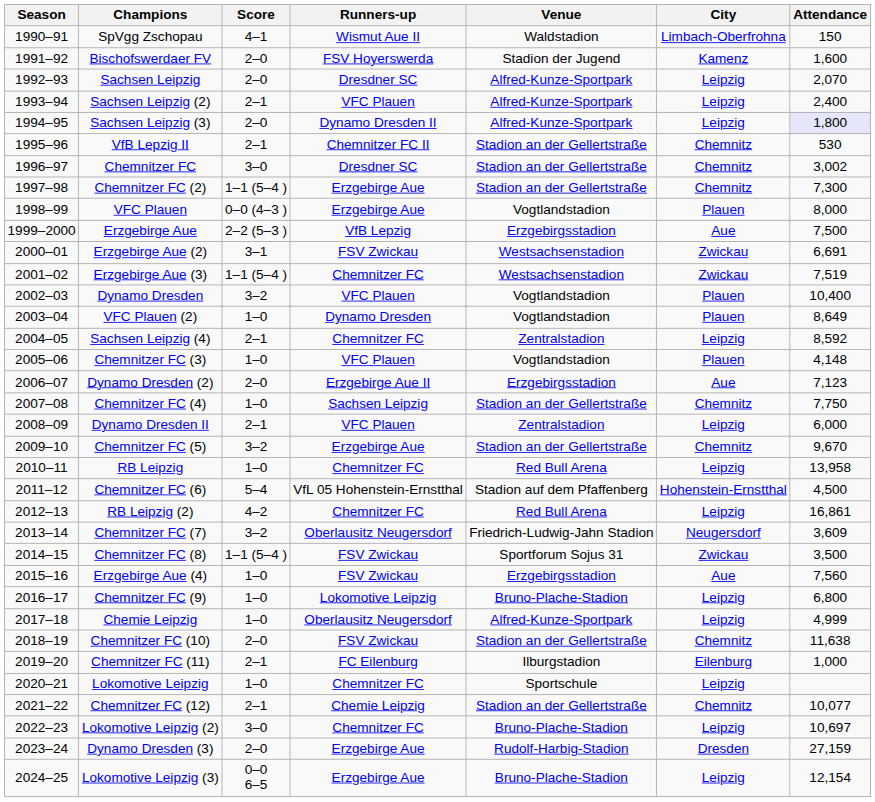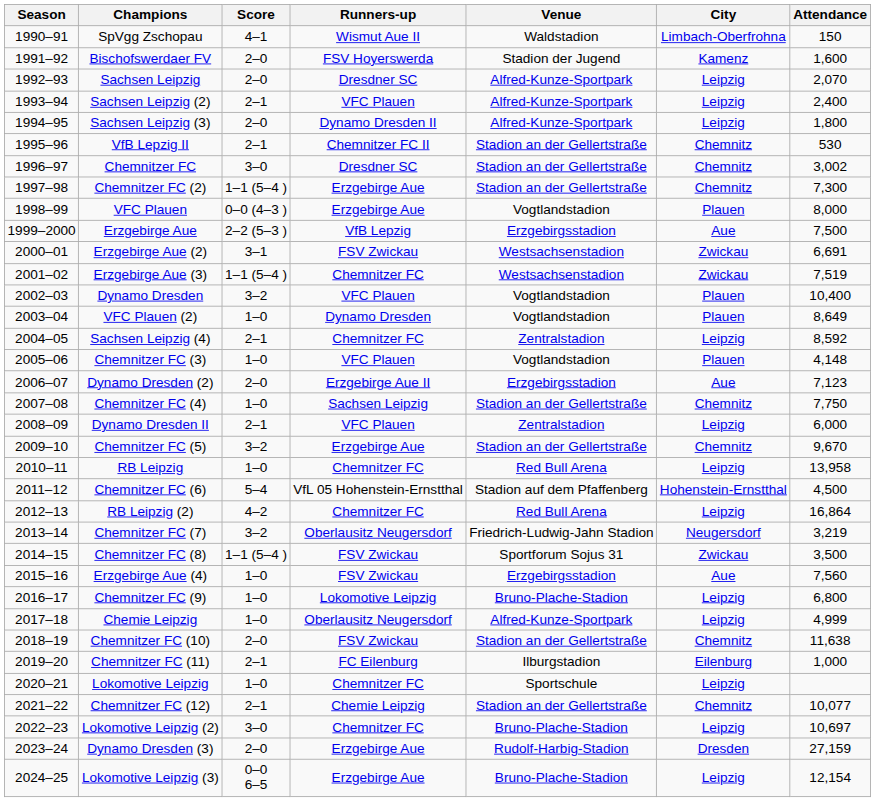(830, 123) lavender background -> (830, 123) no background
(830, 511) 16,861 -> (830, 511) 16,864
(830, 532) 3,609 -> (830, 532) 3,219
